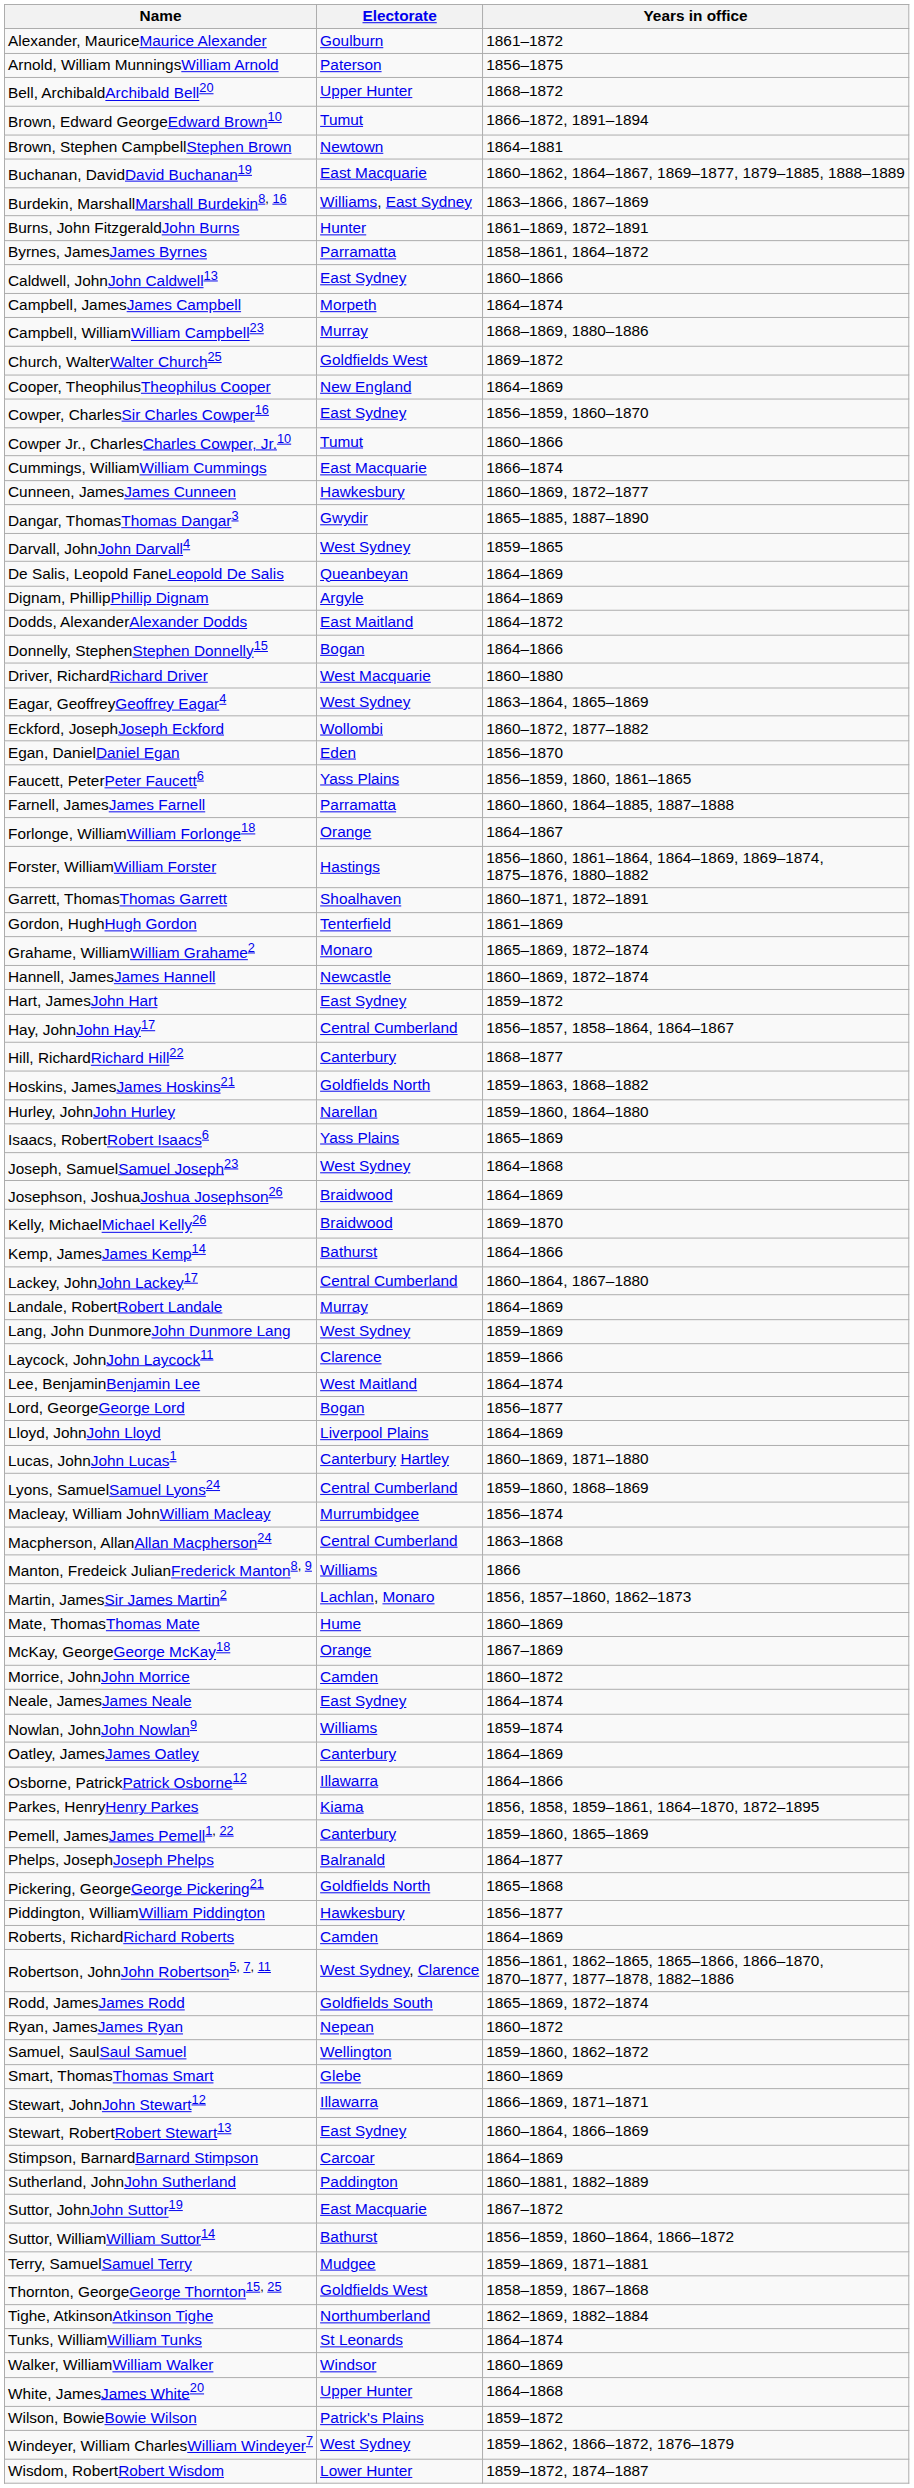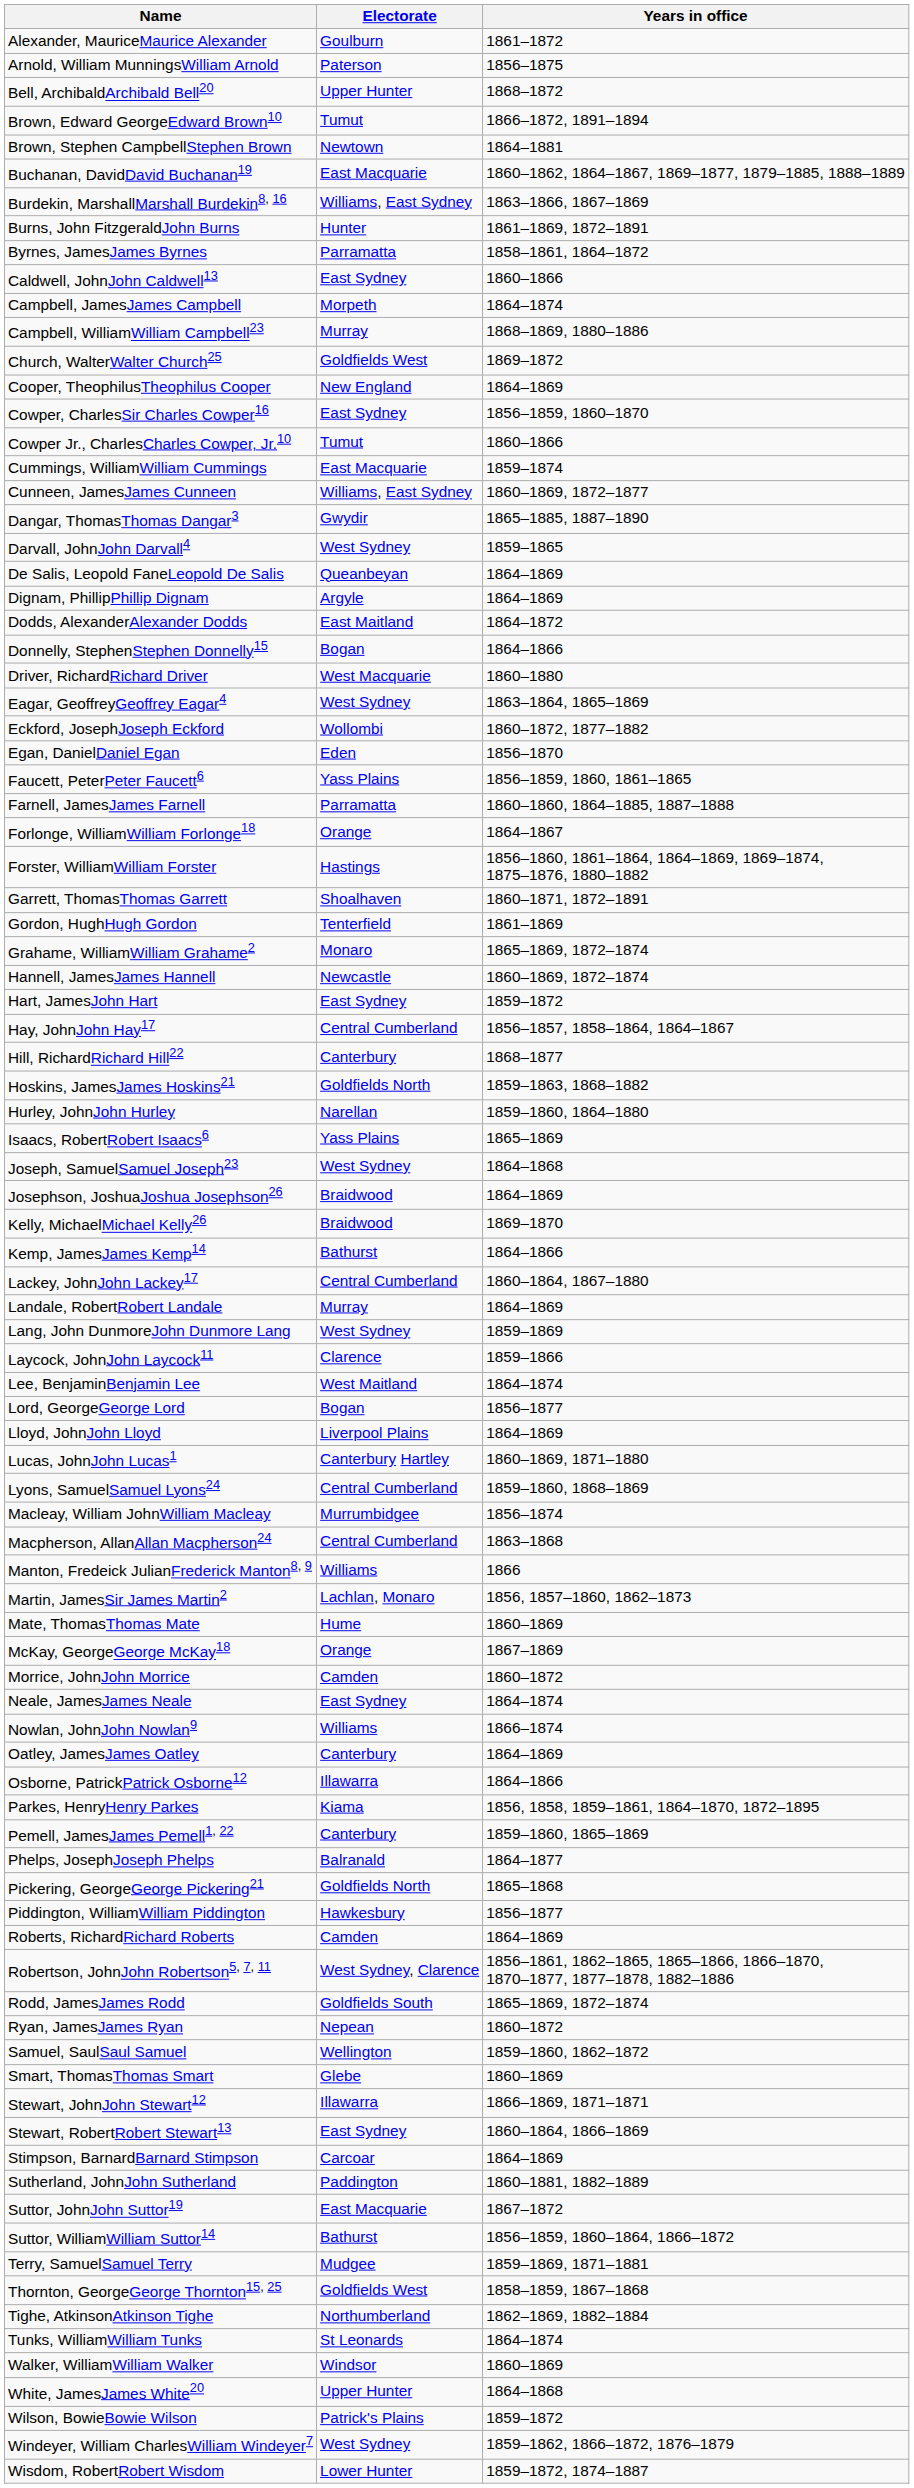(525, 468) 1866–1874 -> (525, 468) 1859–1874
(362, 492) Hawkesbury -> (396, 492) Williams, East Sydney
(525, 1728) 1859–1874 -> (525, 1728) 1866–1874
